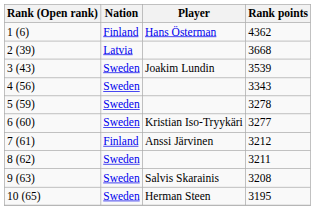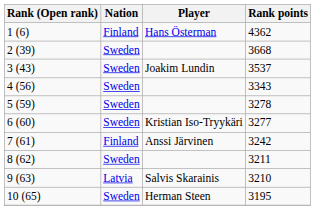(118, 50) Latvia -> (121, 50) Sweden
(260, 68) 3539 -> (260, 68) 3537
(260, 141) 3212 -> (260, 141) 3242
(121, 178) Sweden -> (118, 178) Latvia
(260, 178) 3208 -> (260, 178) 3210
